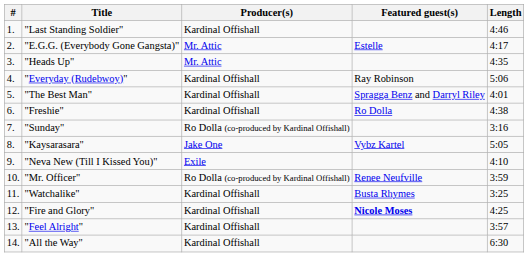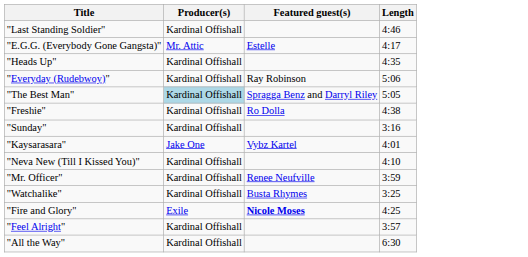- column: (13, 12)
(203, 62) Mr. Attic -> (204, 62) Kardinal Offishall
(222, 95) no background -> (204, 95) lightblue background
(499, 95) 4:01 -> (391, 95) 5:05
(267, 128) Ro Dolla (co-produced by Kardinal Offishall) -> (204, 128) Kardinal Offishall
(499, 144) 5:05 -> (391, 144) 4:01
(195, 161) Exile -> (204, 161) Kardinal Offishall
(267, 177) Ro Dolla (co-produced by Kardinal Offishall) -> (204, 177) Kardinal Offishall
(222, 210) Kardinal Offishall -> (177, 210) Exile
